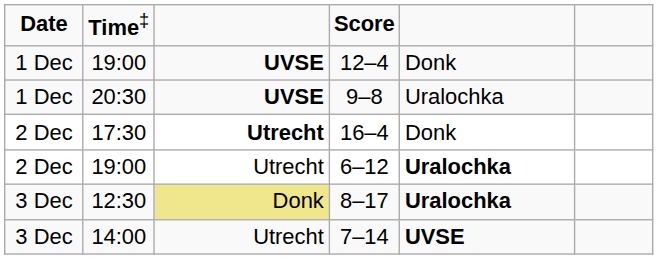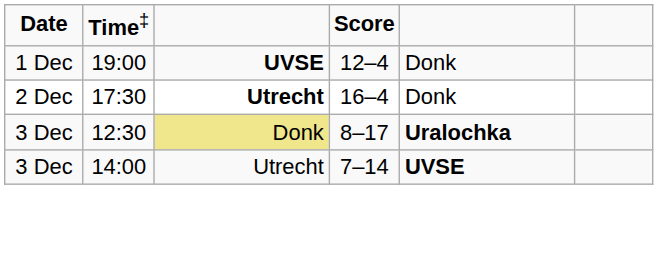- row: (364, 97)
- row: (364, 166)
